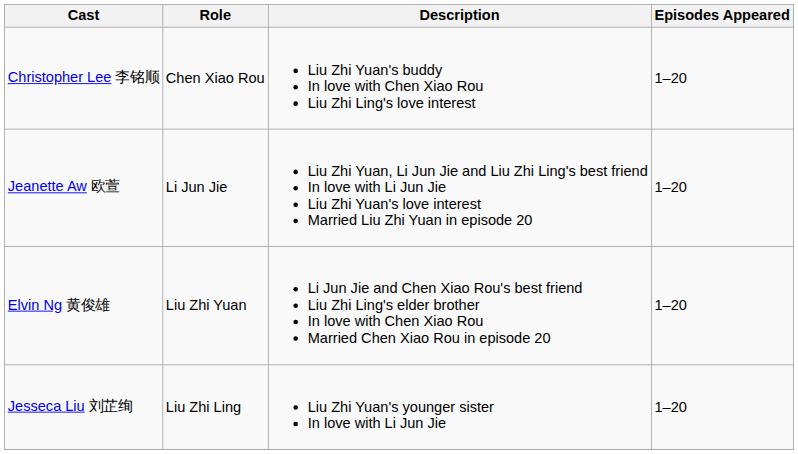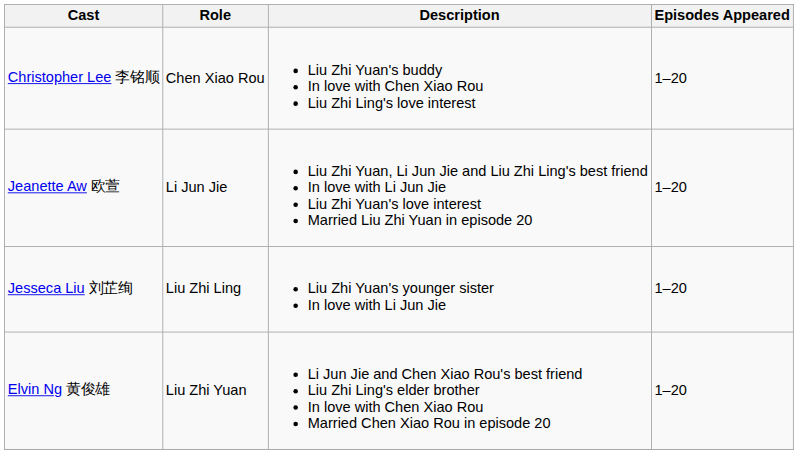rows swapped: (70, 406) <-> (59, 305)
